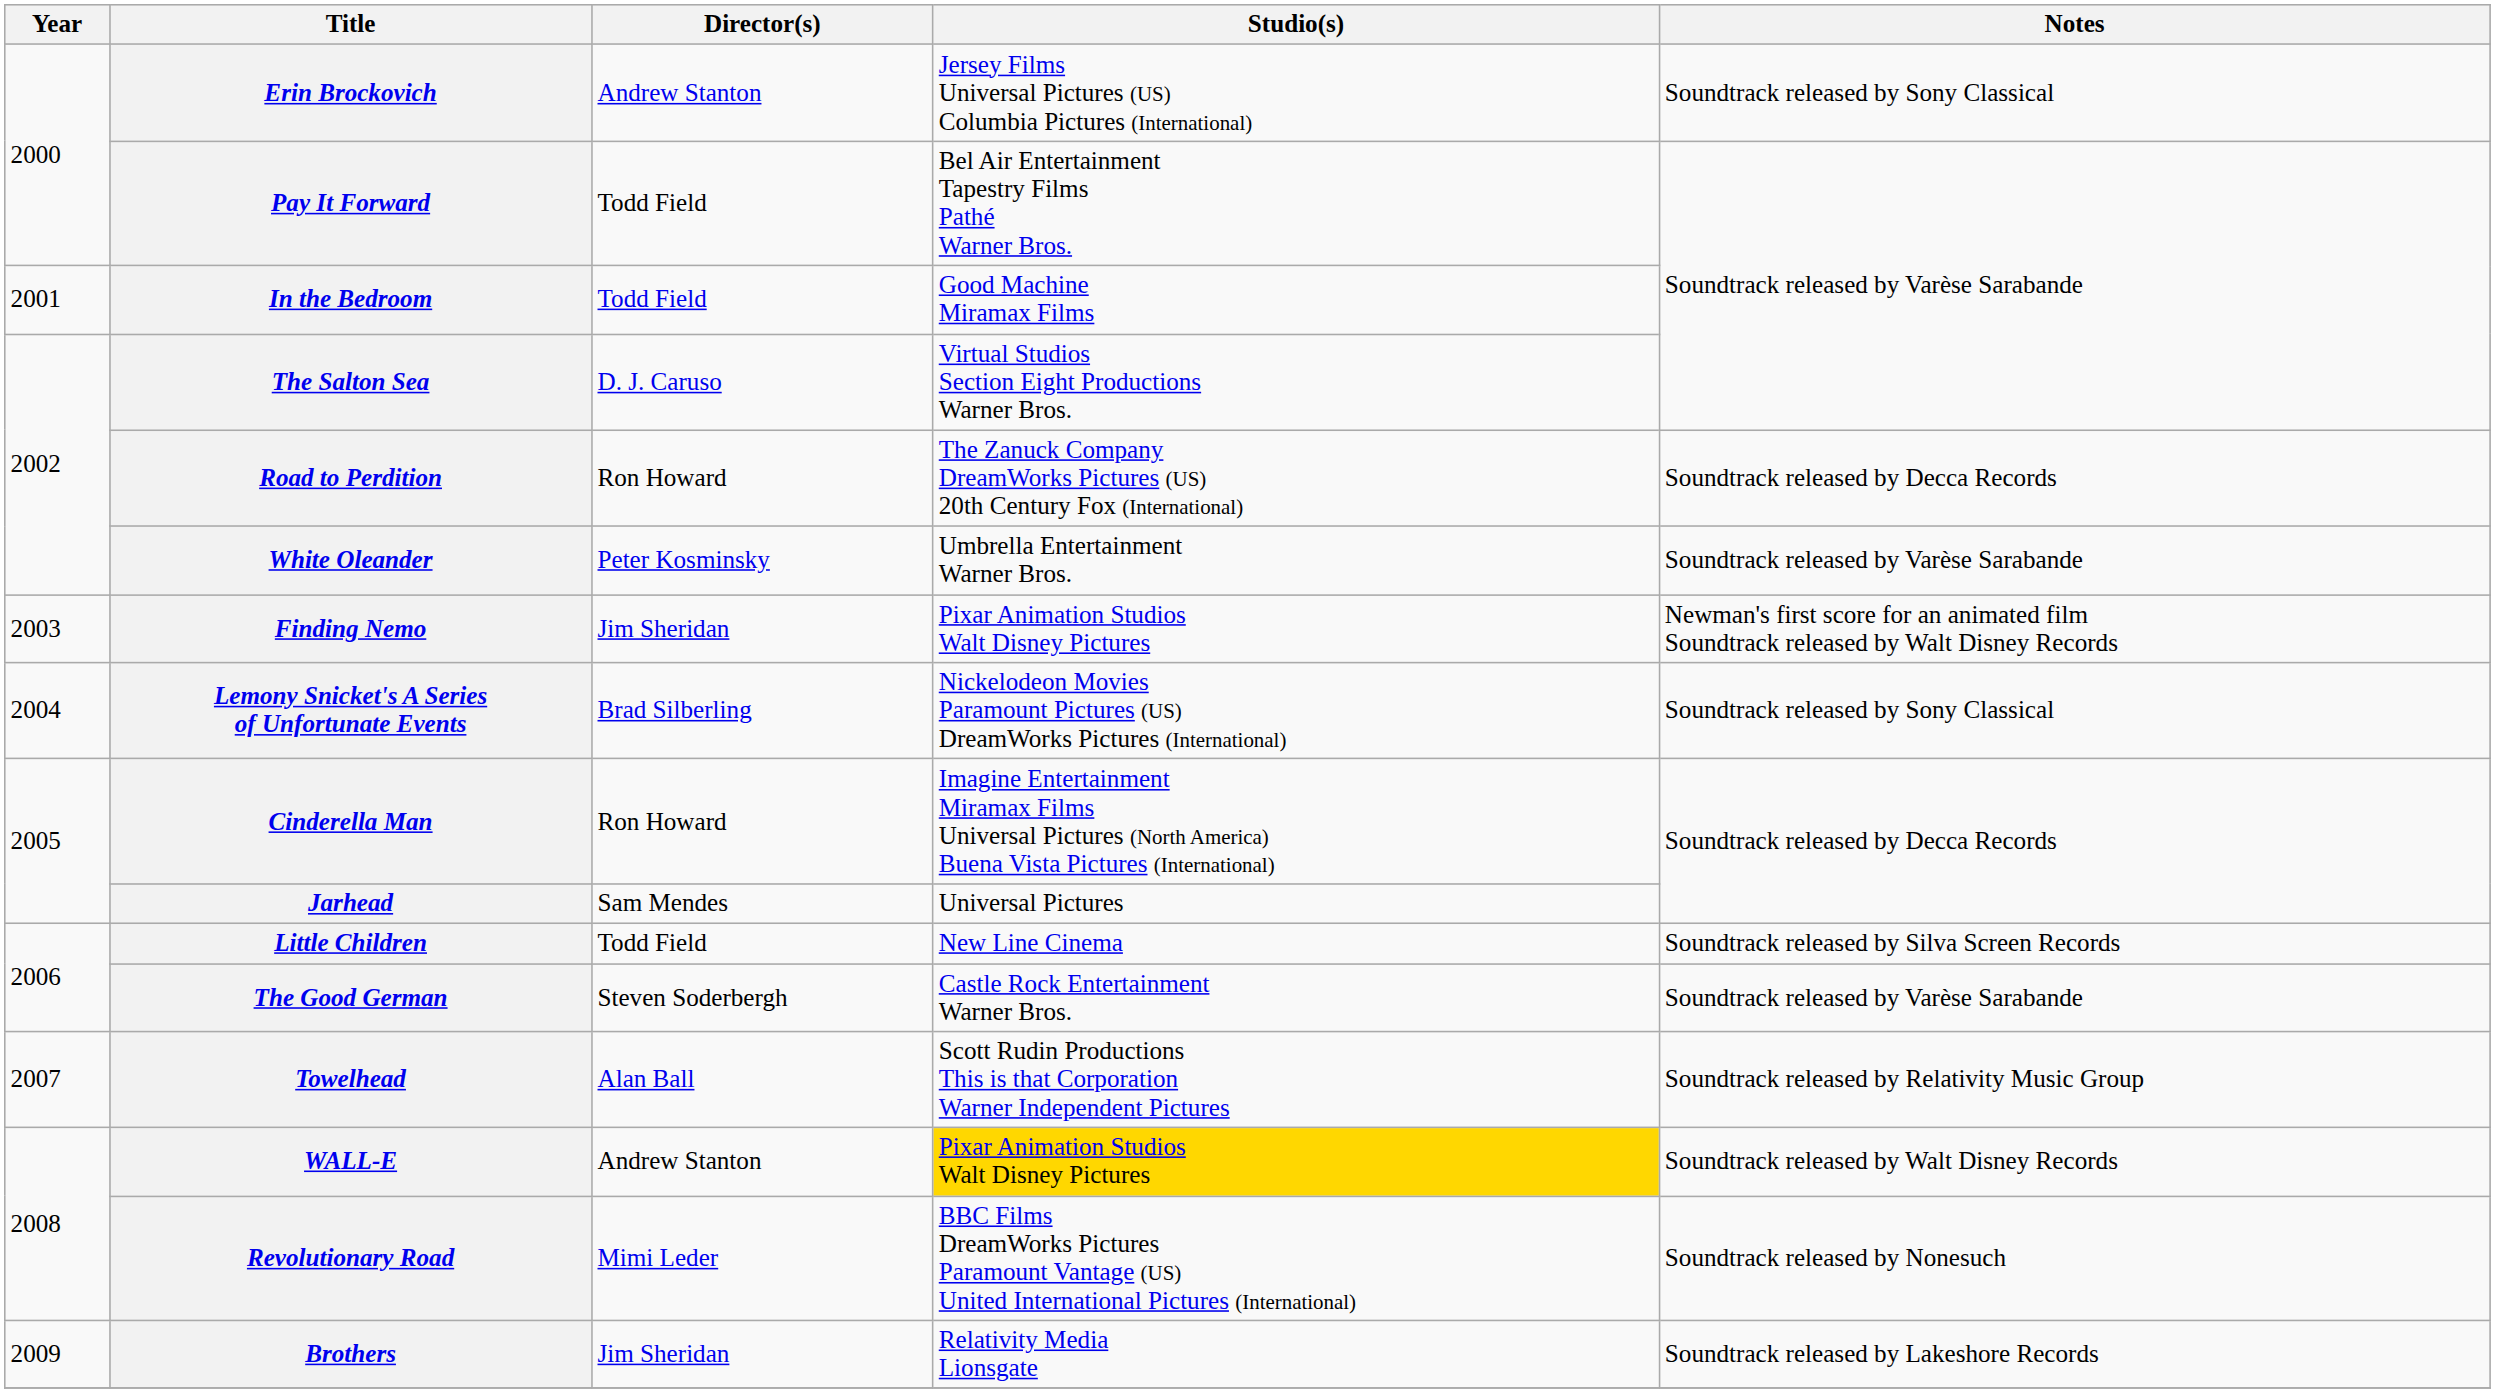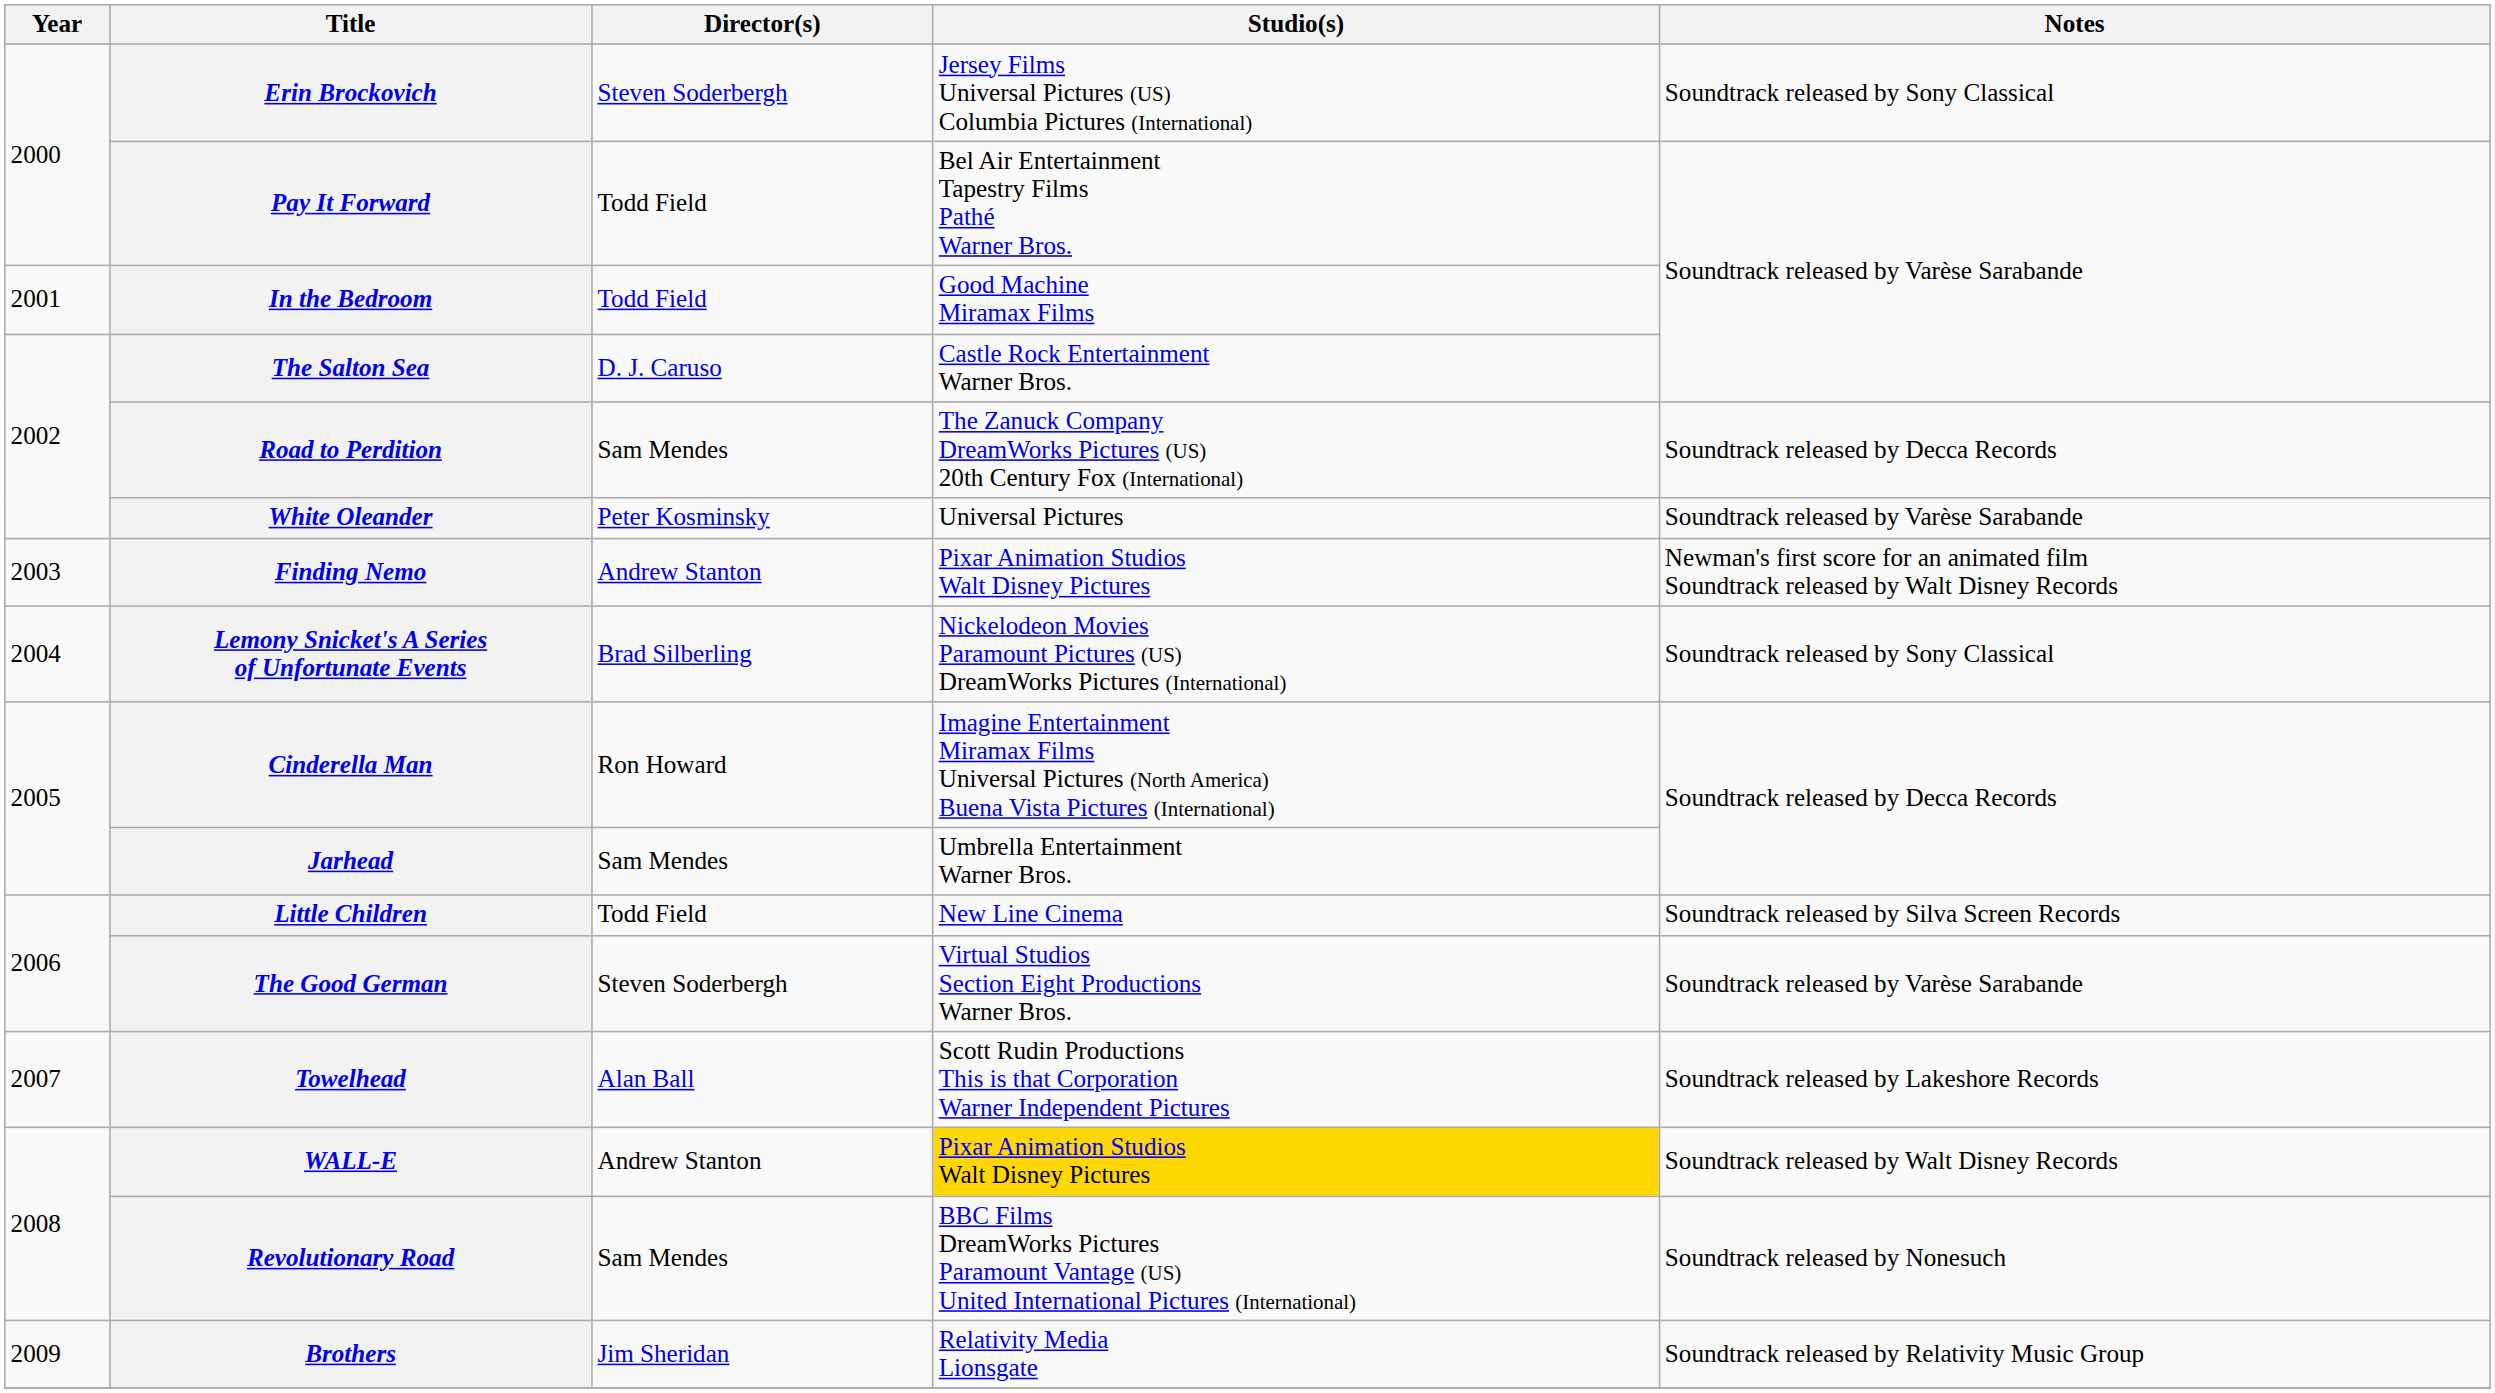(679, 92) Andrew Stanton -> (693, 92) Steven Soderbergh
(1070, 381) Virtual Studios Section Eight Productions Warner Bros. -> (1074, 367) Castle Rock Entertainment Warner Bros.
(662, 477) Ron Howard -> (663, 449) Sam Mendes
(1060, 560) Umbrella Entertainment Warner Bros. -> (1031, 517) Universal Pictures
(663, 628) Jim Sheridan -> (679, 571) Andrew Stanton
(1031, 903) Universal Pictures -> (1060, 860) Umbrella Entertainment Warner Bros.
(1074, 997) Castle Rock Entertainment Warner Bros. -> (1070, 982) Virtual Studios Section Eight Productions Warner Bros.
(1904, 1079) Soundtrack released by Relativity Music Group -> (1882, 1079) Soundtrack released by Lakeshore Records
(658, 1257) Mimi Leder -> (663, 1257) Sam Mendes
(1882, 1354) Soundtrack released by Lakeshore Records -> (1904, 1354) Soundtrack released by Relativity Music Group
